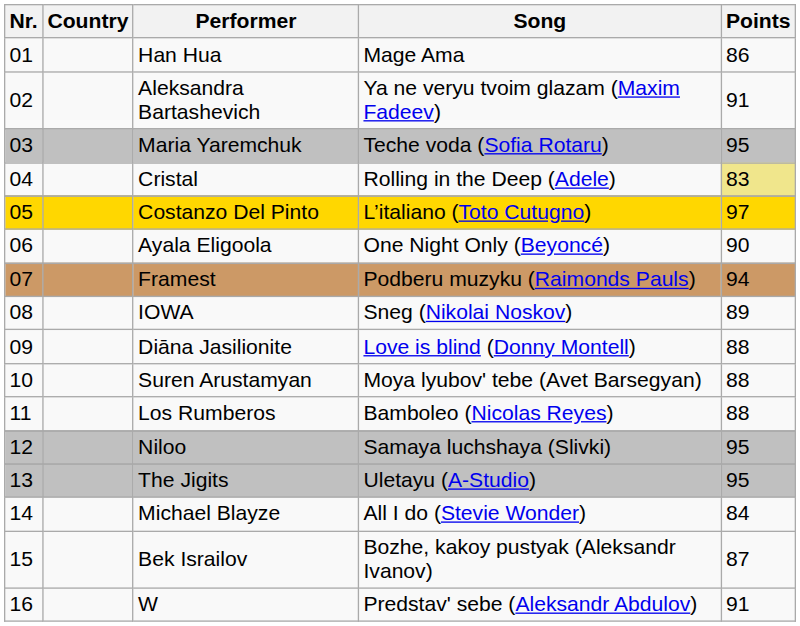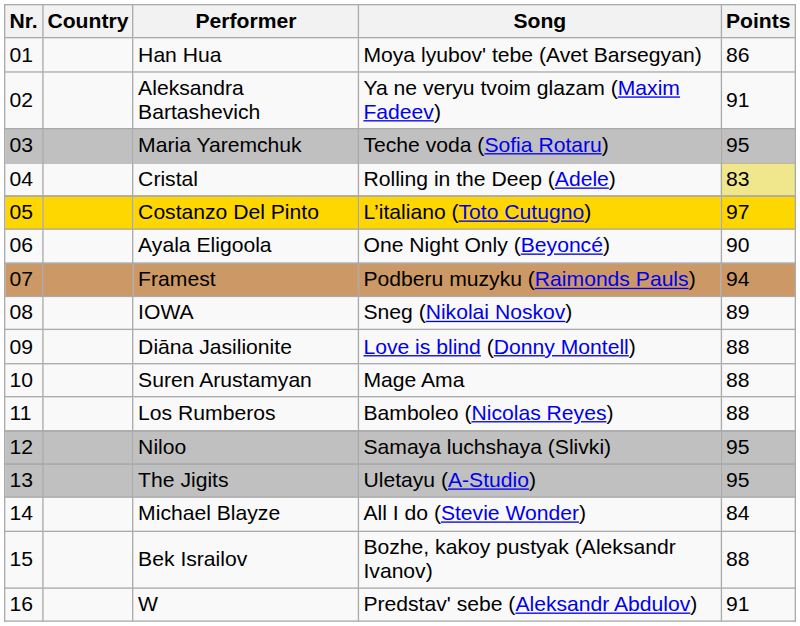(414, 54) Mage Ama -> (533, 54) Moya lyubov' tebe (Avet Barsegyan)
(533, 379) Moya lyubov' tebe (Avet Barsegyan) -> (414, 379) Mage Ama
(738, 559) 87 -> (738, 559) 88
